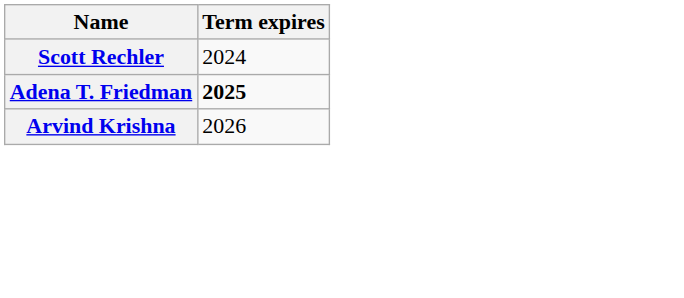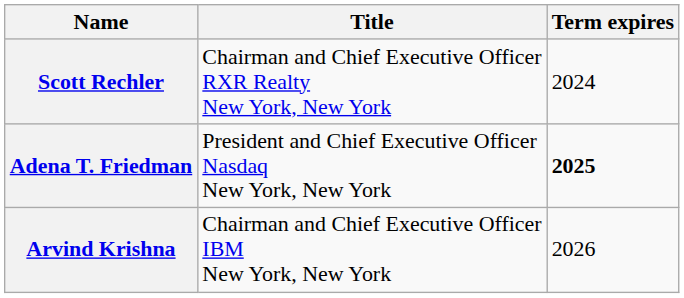+ column: (372, 21)
